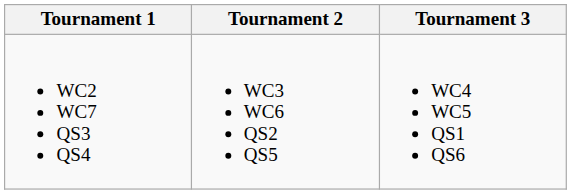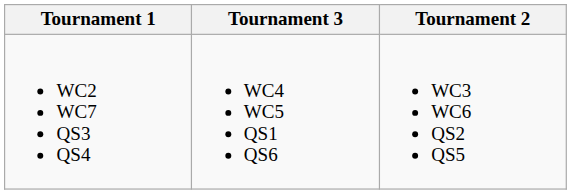columns swapped: (286, 19) <-> (473, 19)
